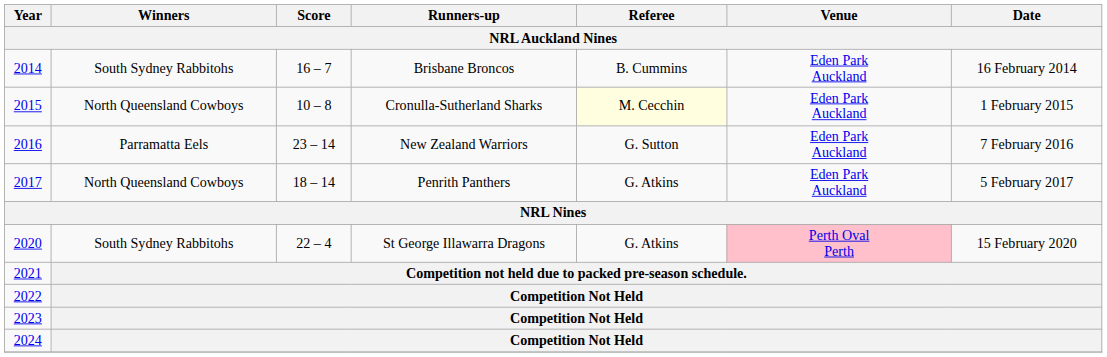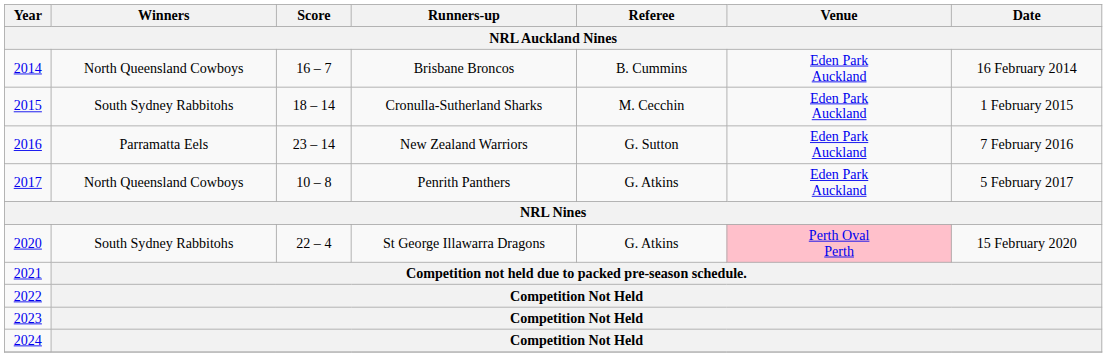(164, 68) South Sydney Rabbitohs -> (164, 68) North Queensland Cowboys
(164, 106) North Queensland Cowboys -> (164, 106) South Sydney Rabbitohs
(314, 106) 10 – 8 -> (314, 106) 18 – 14
(652, 106) lightyellow background -> (652, 106) no background
(314, 182) 18 – 14 -> (314, 182) 10 – 8
